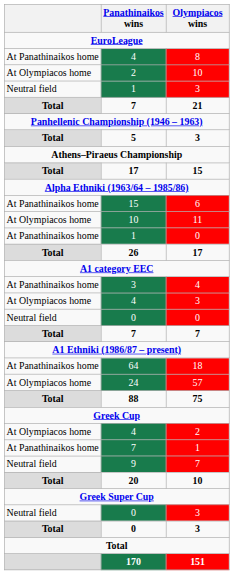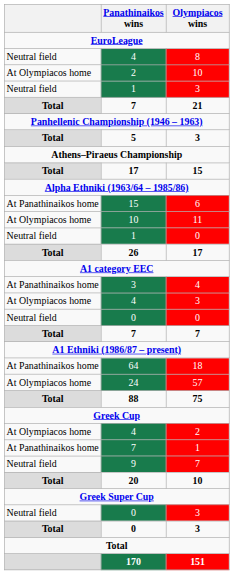(53, 57) At Panathinaikos home -> (32, 57) Neutral field
(53, 236) At Panathinaikos home -> (32, 236) Neutral field
